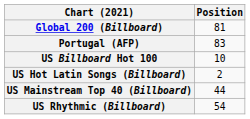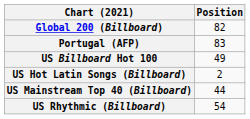(220, 28) 81 -> (220, 28) 82
(220, 59) 10 -> (220, 59) 49
